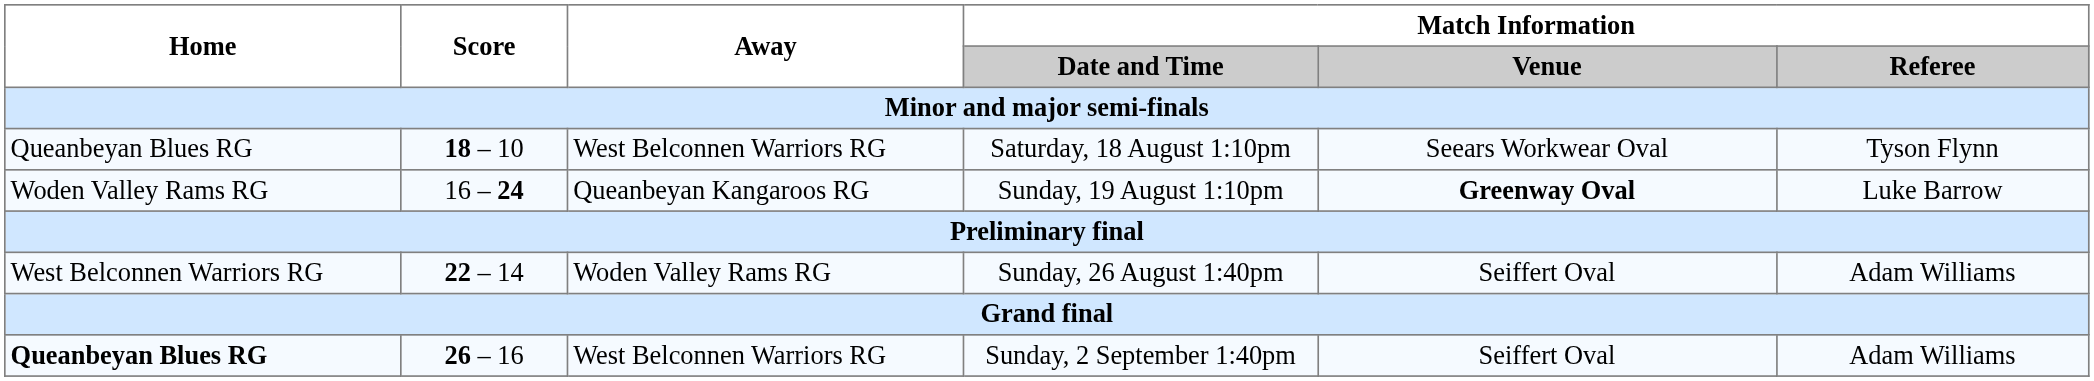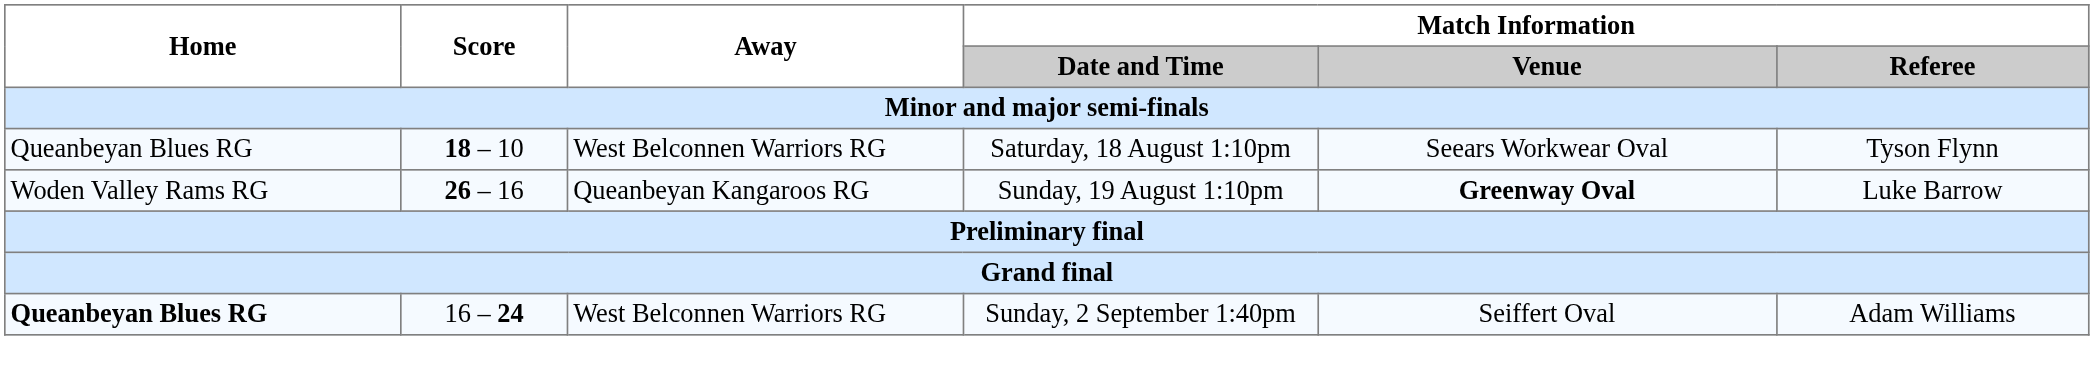(484, 190) 16 – 24 -> (484, 190) 26 – 16
- row: (1141, 272)
(484, 355) 26 – 16 -> (484, 313) 16 – 24
